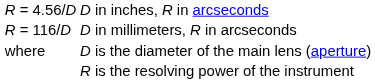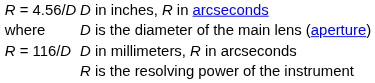rows swapped: (38, 30) <-> (25, 51)
